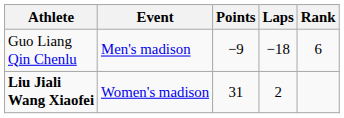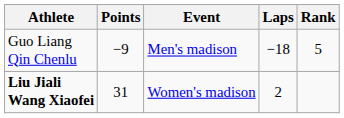columns swapped: (155, 17) <-> (236, 17)
(318, 50) 6 -> (318, 50) 5
